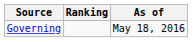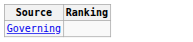- column: (149, 13)
